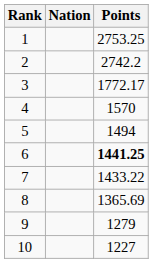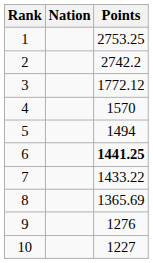(121, 85) 1772.17 -> (121, 85) 1772.12
(121, 223) 1279 -> (121, 223) 1276
